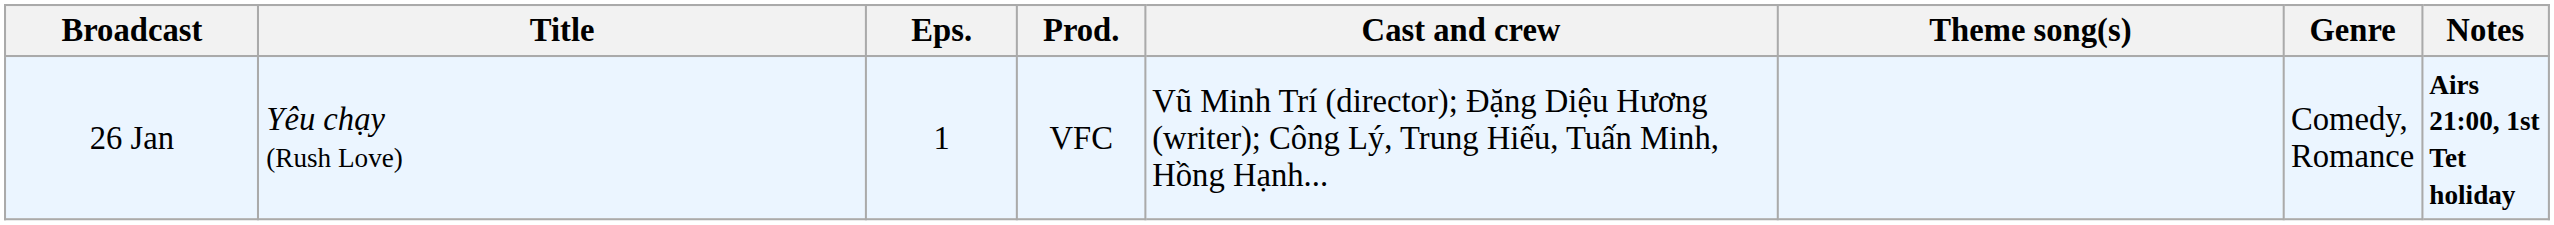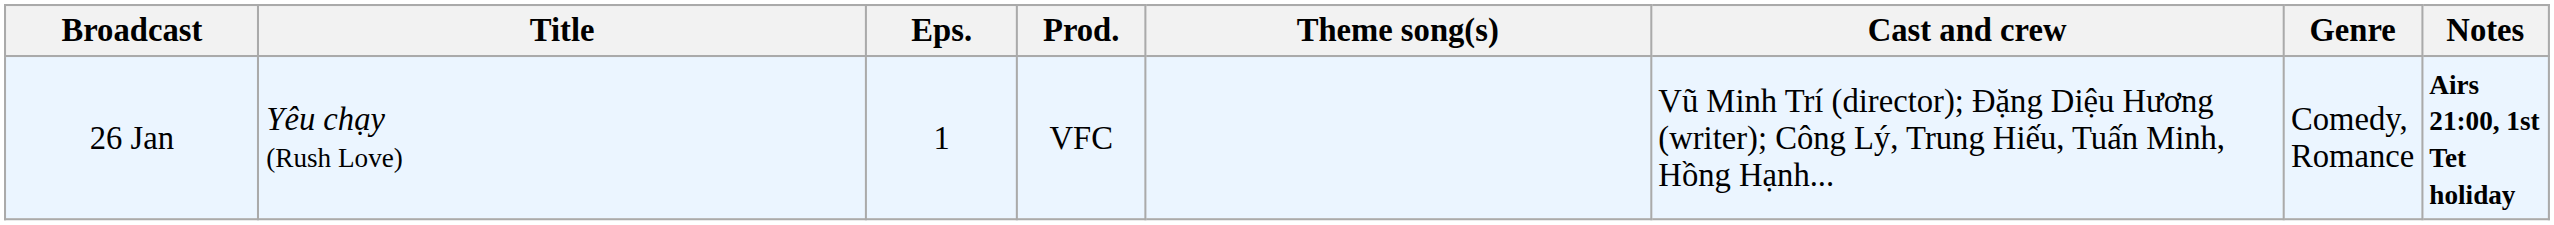columns swapped: (1461, 30) <-> (2030, 30)
